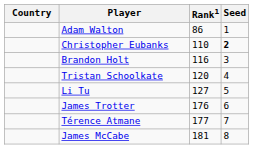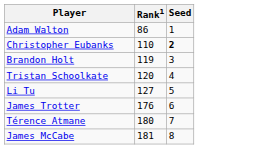- column: (32, 13)
(200, 60) 116 -> (145, 60) 119
(200, 121) 177 -> (145, 121) 180
